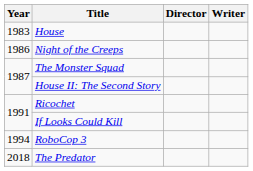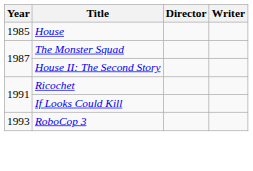(18, 31) 1983 -> (18, 31) 1985
- row: (79, 49)
(18, 139) 1994 -> (18, 121) 1993
- row: (65, 157)
